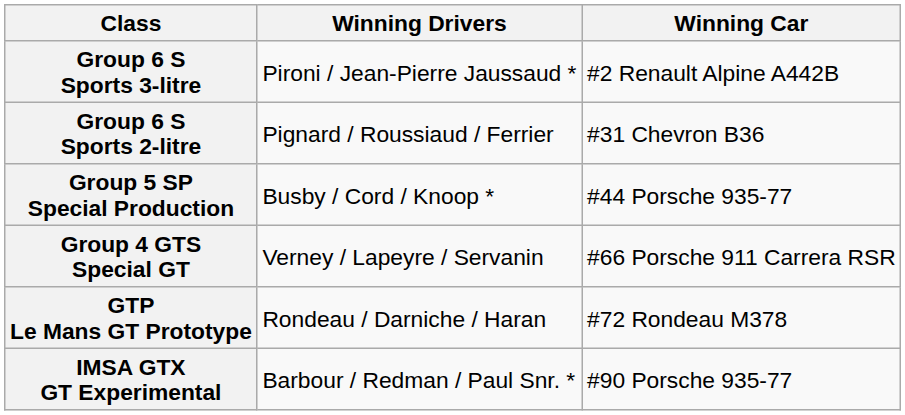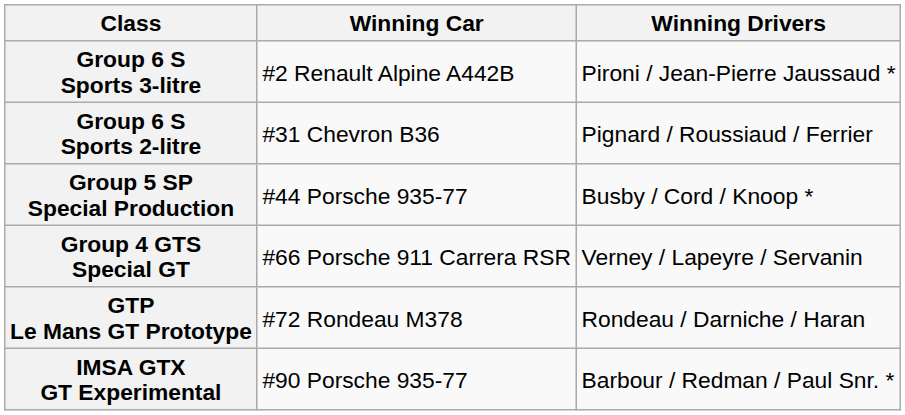columns swapped: (741, 23) <-> (419, 23)
